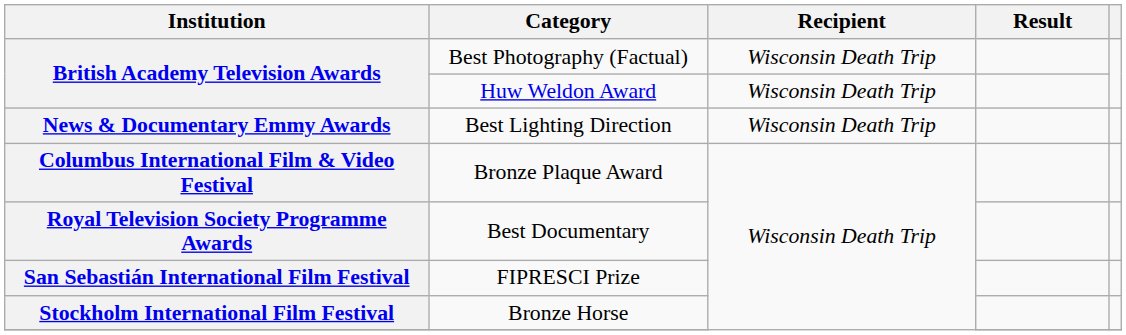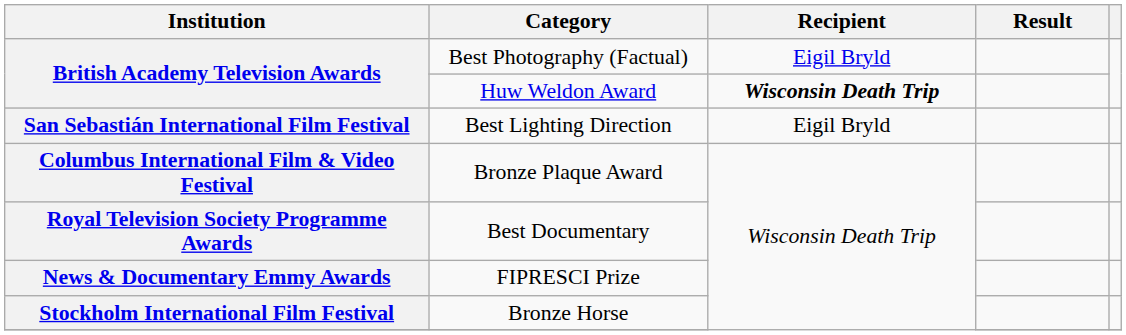(842, 56) Wisconsin Death Trip -> (842, 56) Eigil Bryld
(842, 90) normal -> (842, 90) bold
(217, 125) News & Documentary Emmy Awards -> (217, 125) San Sebastián International Film Festival
(842, 125) Wisconsin Death Trip -> (842, 125) Eigil Bryld
(217, 277) San Sebastián International Film Festival -> (217, 277) News & Documentary Emmy Awards
